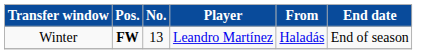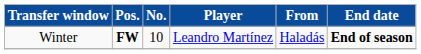(156, 37) 13 -> (156, 37) 10
(370, 37) normal -> (372, 37) bold
